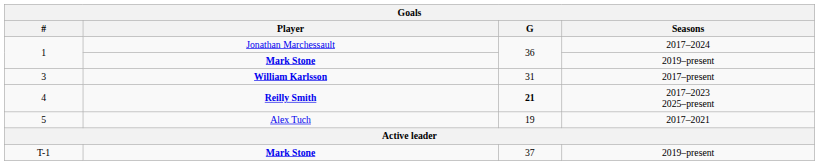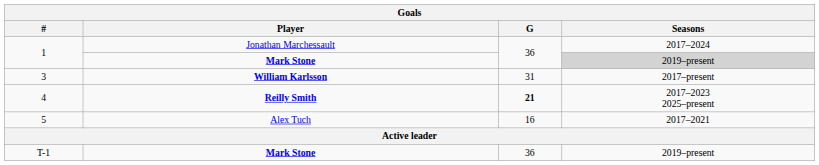(688, 60) no background -> (688, 60) lightgrey background
(530, 120) 19 -> (530, 120) 16
(530, 152) 37 -> (530, 152) 36
